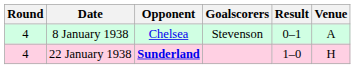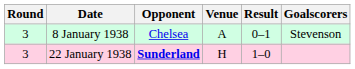columns swapped: (331, 14) <-> (237, 14)
(25, 34) 4 -> (25, 34) 3
(25, 53) 4 -> (25, 53) 3
